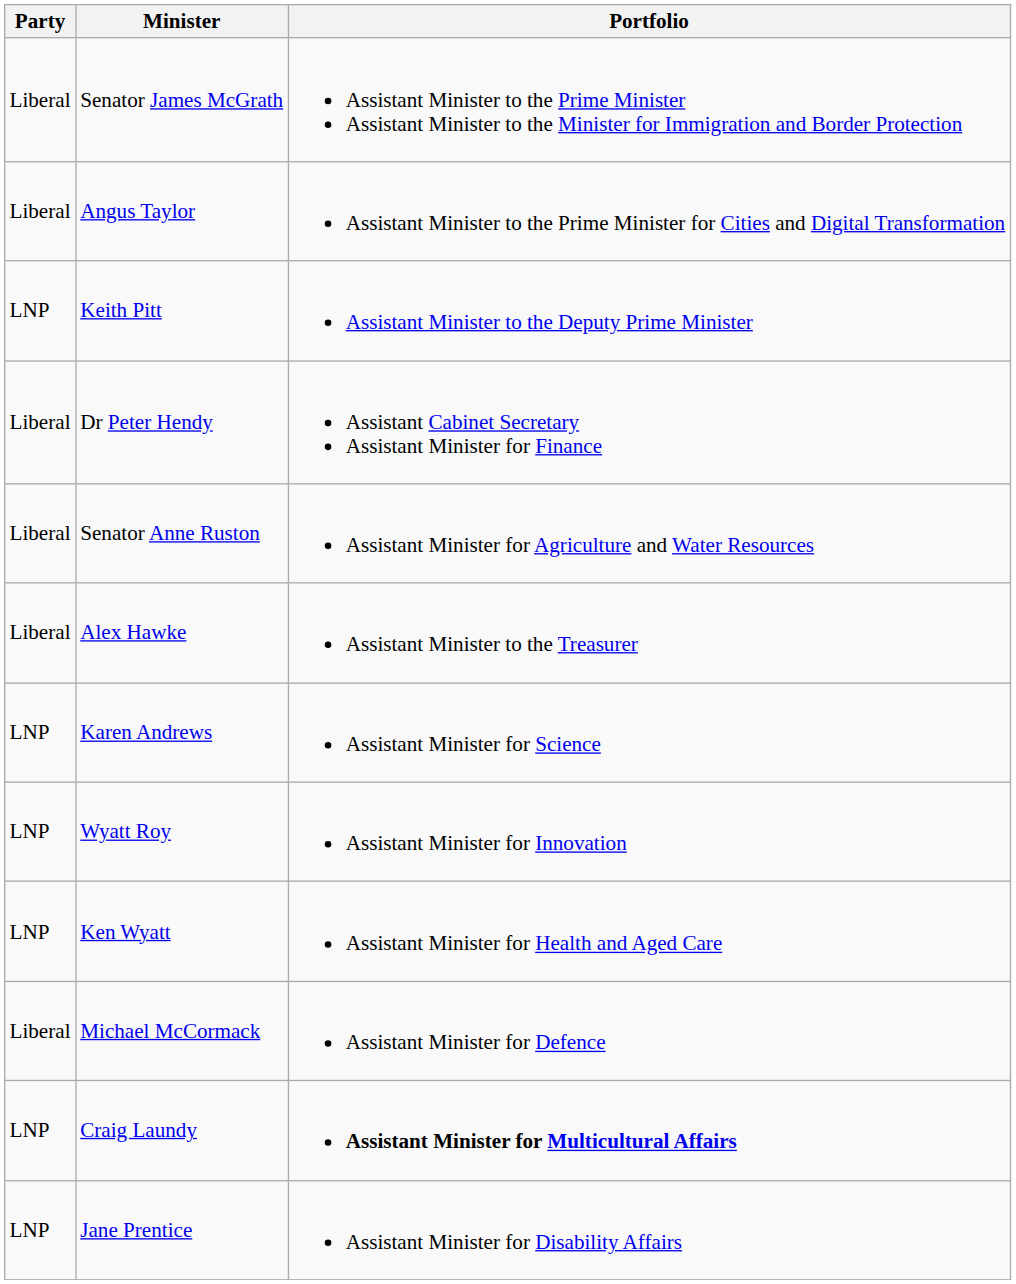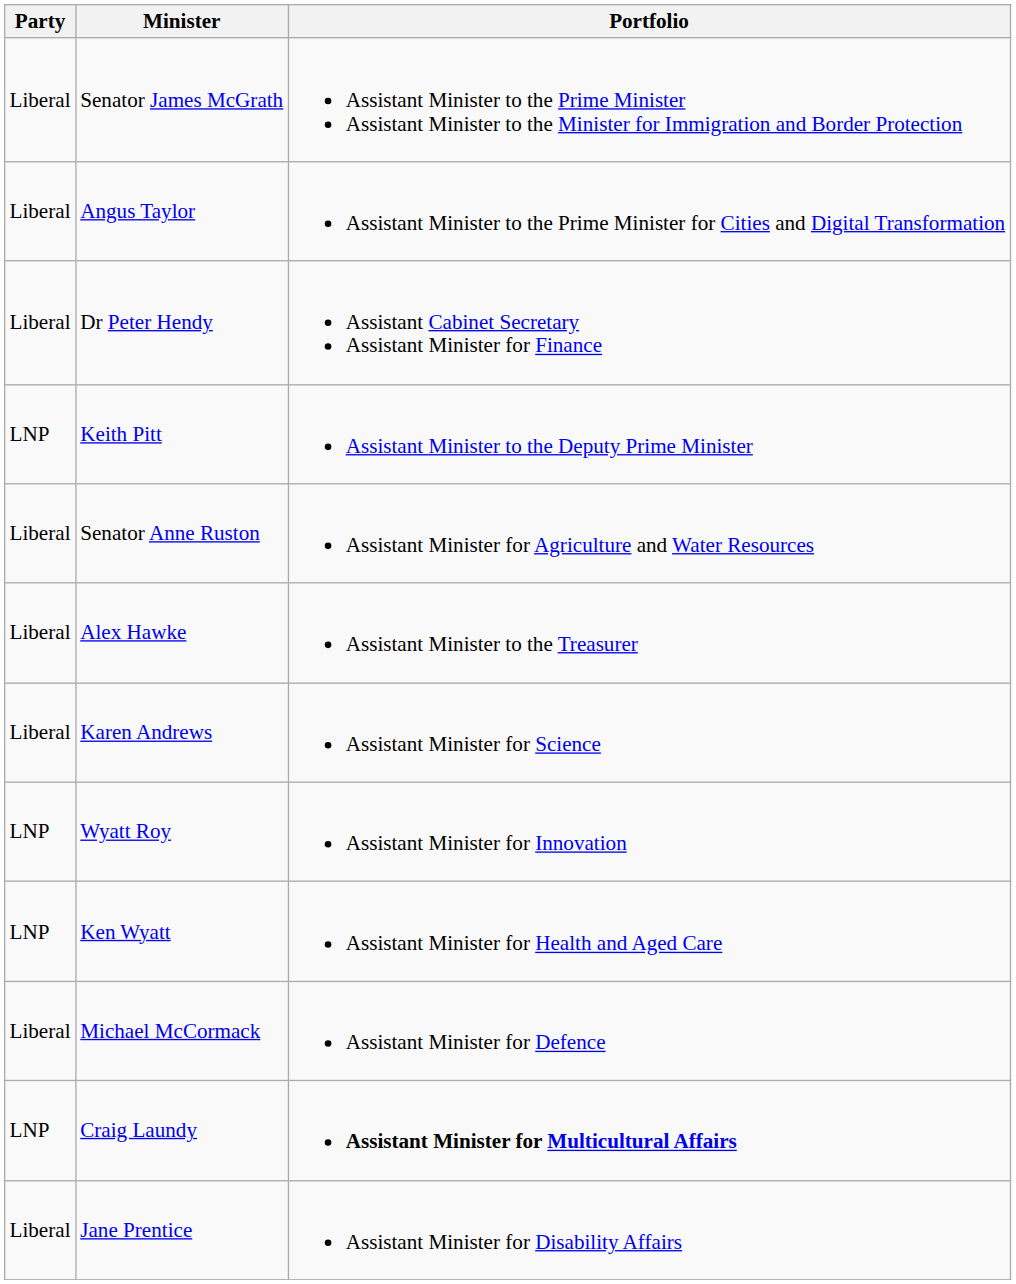rows swapped: (147, 421) <-> (121, 310)
(29, 732) LNP -> (40, 732) Liberal
(29, 1229) LNP -> (40, 1229) Liberal
